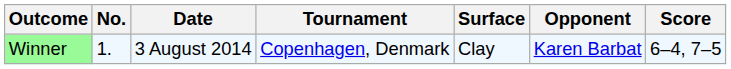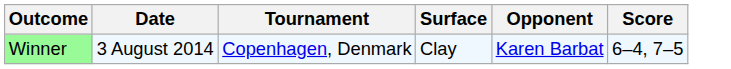- column: (111, 18)
